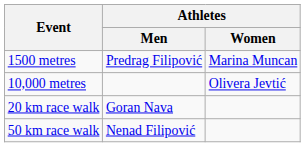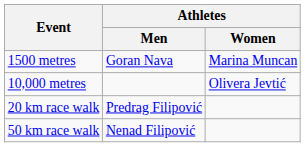(154, 61) Predrag Filipović -> (139, 61) Goran Nava
(139, 107) Goran Nava -> (154, 107) Predrag Filipović
